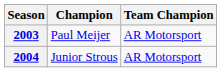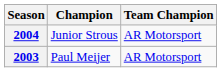rows swapped: (26, 35) <-> (26, 56)
